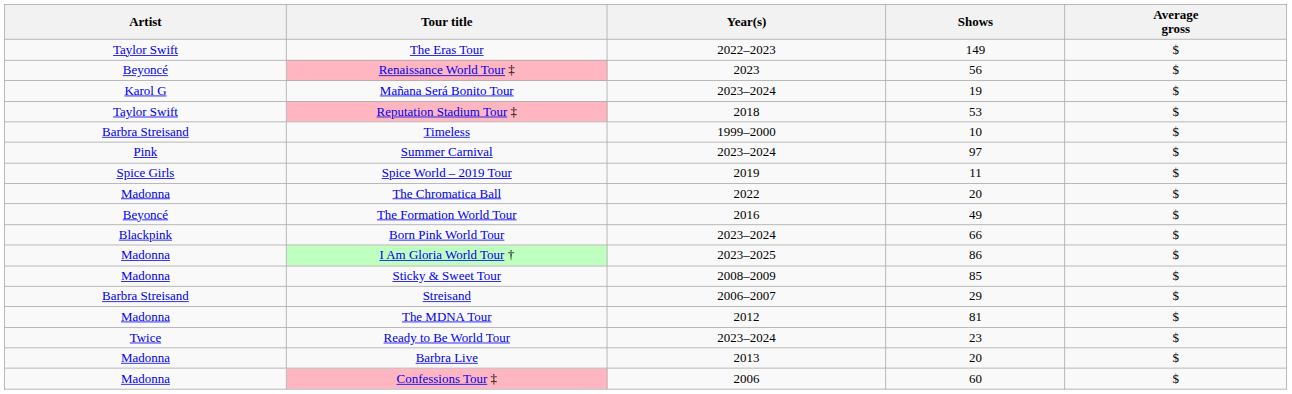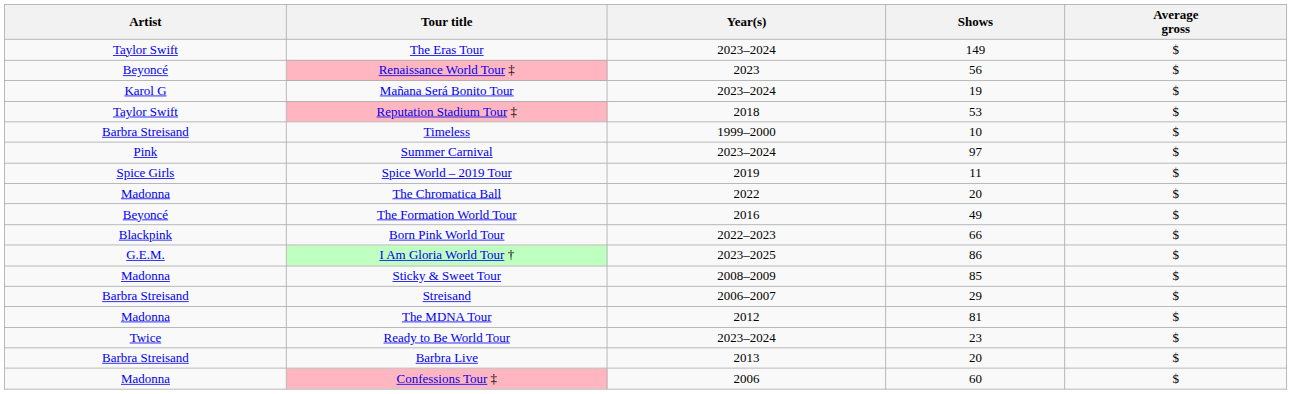(747, 49) 2022–2023 -> (747, 49) 2023–2024
(747, 234) 2023–2024 -> (747, 234) 2022–2023
(145, 255) Madonna -> (145, 255) G.E.M.
(145, 358) Madonna -> (145, 358) Barbra Streisand
